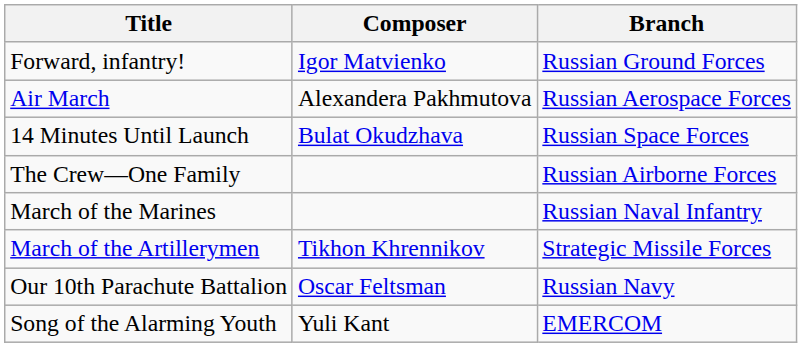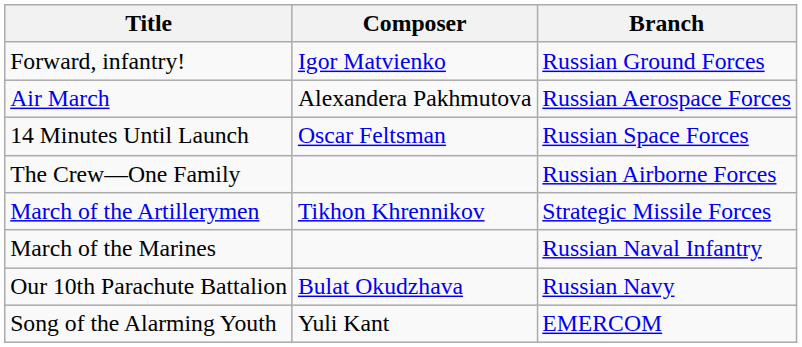(380, 135) Bulat Okudzhava -> (372, 135) Oscar Feltsman
rows swapped: (113, 211) <-> (135, 248)
(372, 286) Oscar Feltsman -> (380, 286) Bulat Okudzhava
